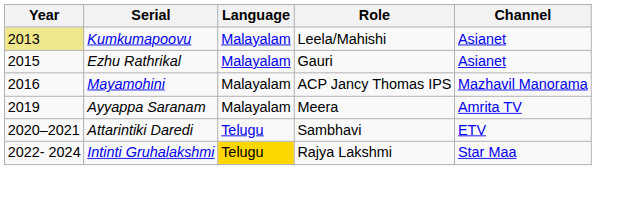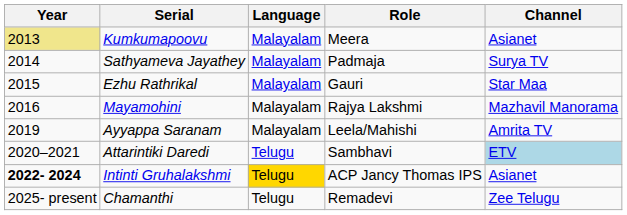(342, 38) Leela/Mahishi -> (348, 38) Meera
+ row: (174, 61)
(482, 61) Asianet -> (518, 84) Star Maa
(374, 84) ACP Jancy Thomas IPS -> (375, 107) Rajya Lakshmi
(318, 107) Meera -> (372, 130) Leela/Mahishi
(472, 130) no background -> (502, 152) lightblue background
(44, 152) normal -> (44, 175) bold
(345, 152) Rajya Lakshmi -> (405, 175) ACP Jancy Thomas IPS
(487, 152) Star Maa -> (512, 175) Asianet
+ row: (138, 198)
